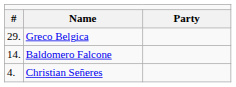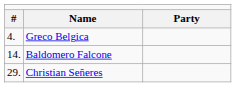(14, 37) 29. -> (11, 37) 4.
(11, 73) 4. -> (14, 73) 29.
